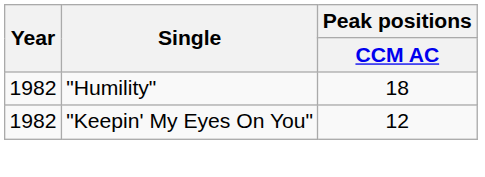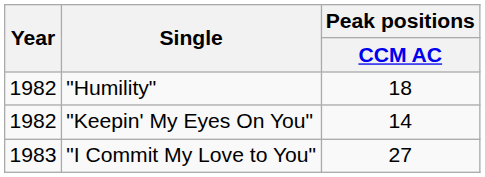(397, 121) 12 -> (400, 121) 14
+ row: (191, 155)
